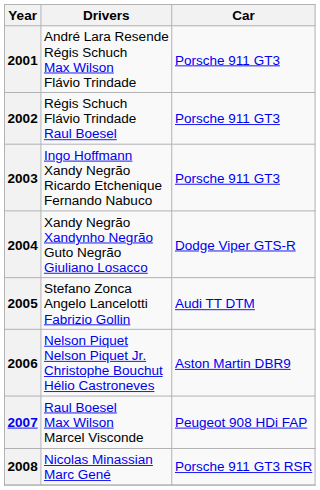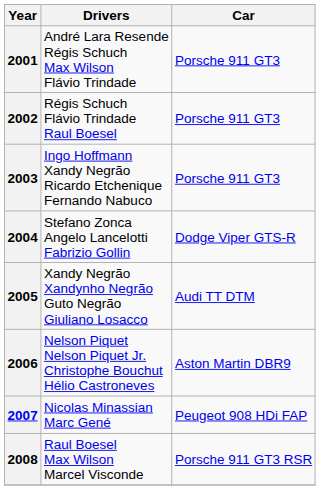(98, 245) Xandy Negrão Xandynho Negrão Guto Negrão Giuliano Losacco -> (96, 237) Stefano Zonca Angelo Lancelotti Fabrizio Gollin
(96, 304) Stefano Zonca Angelo Lancelotti Fabrizio Gollin -> (98, 296) Xandy Negrão Xandynho Negrão Guto Negrão Giuliano Losacco
(94, 422) Raul Boesel Max Wilson Marcel Visconde -> (98, 415) Nicolas Minassian Marc Gené
(98, 467) Nicolas Minassian Marc Gené -> (94, 459) Raul Boesel Max Wilson Marcel Visconde
